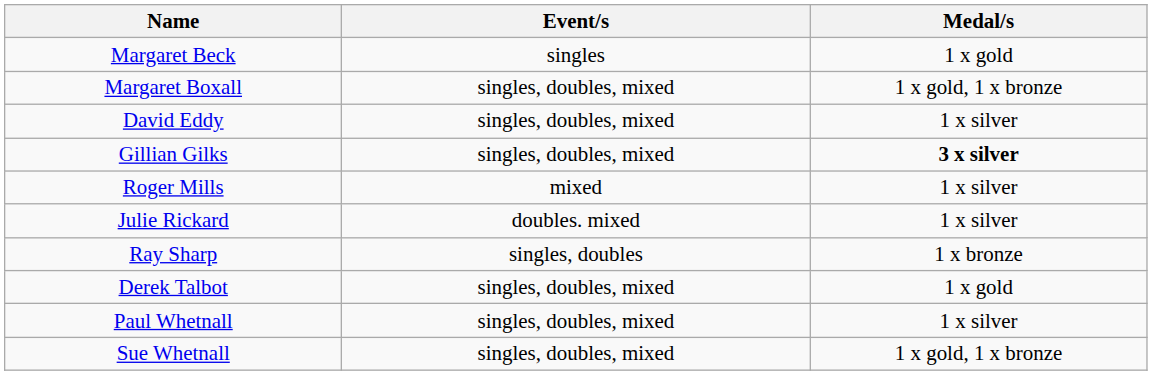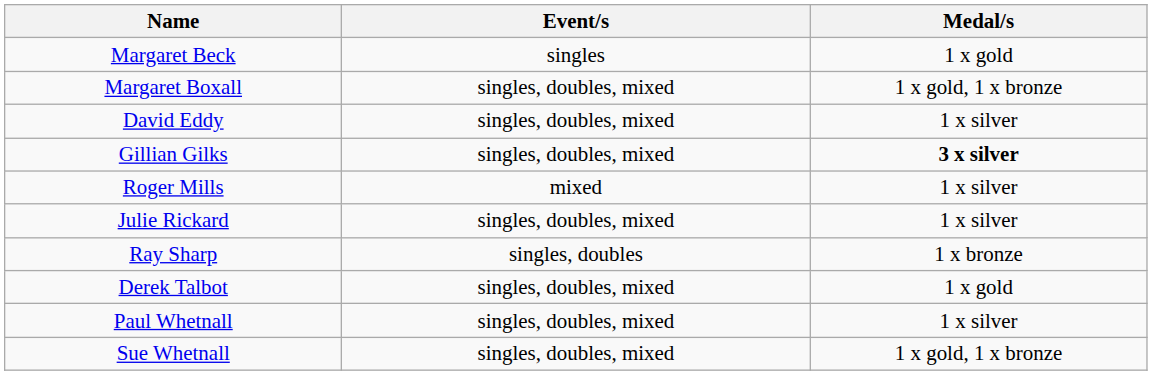(576, 220) doubles. mixed -> (576, 220) singles, doubles, mixed
